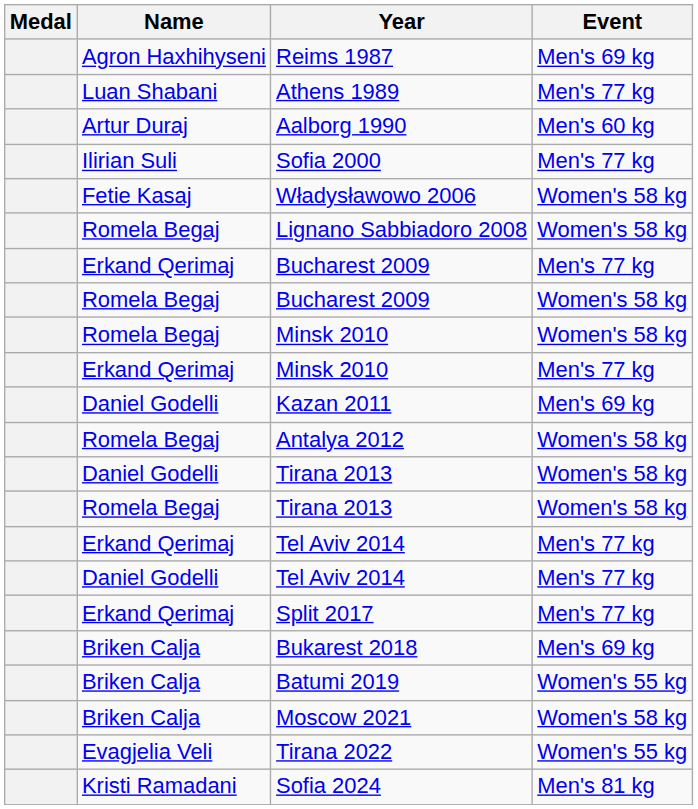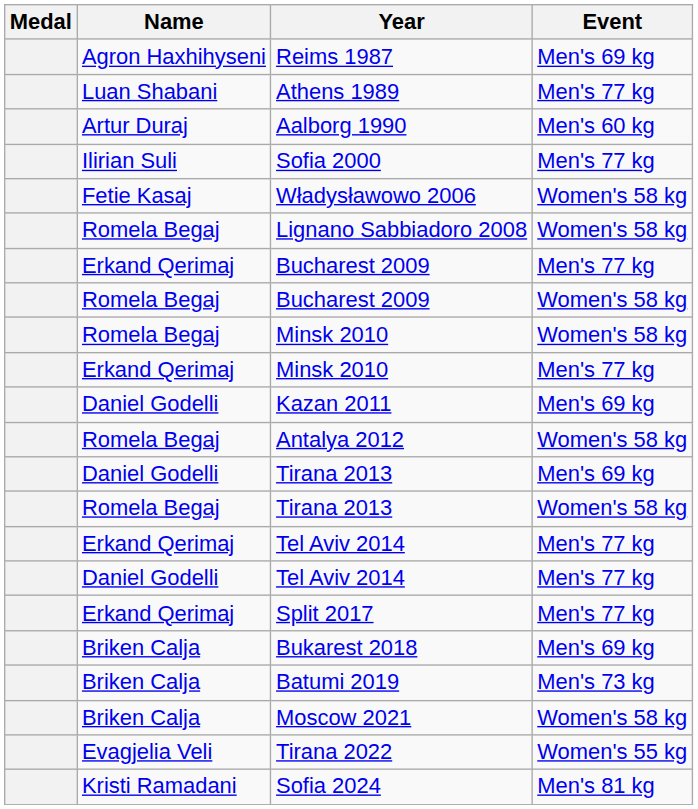(612, 473) Women's 58 kg -> (596, 473) Men's 69 kg
(612, 682) Women's 55 kg -> (596, 682) Men's 73 kg
